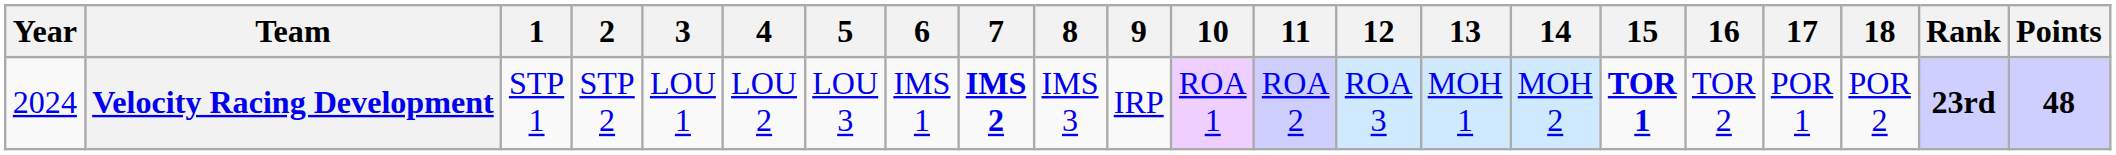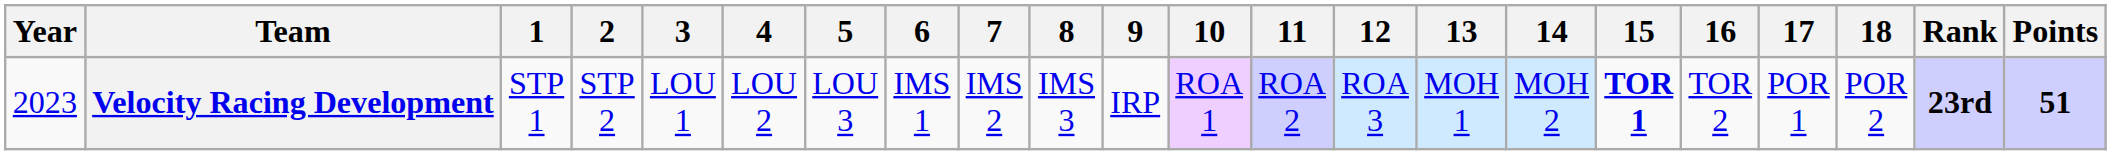(45, 102) 2024 -> (45, 102) 2023
(996, 102) bold -> (994, 102) normal
(2059, 102) 48 -> (2055, 102) 51
